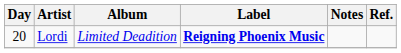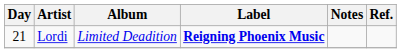(19, 36) 20 -> (19, 36) 21
